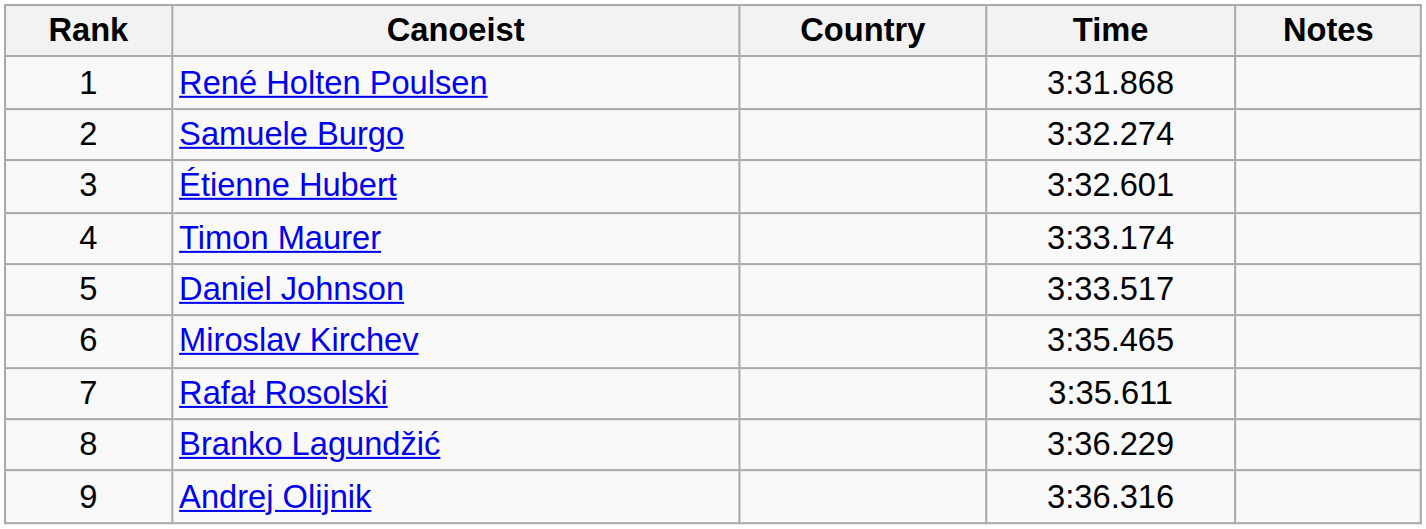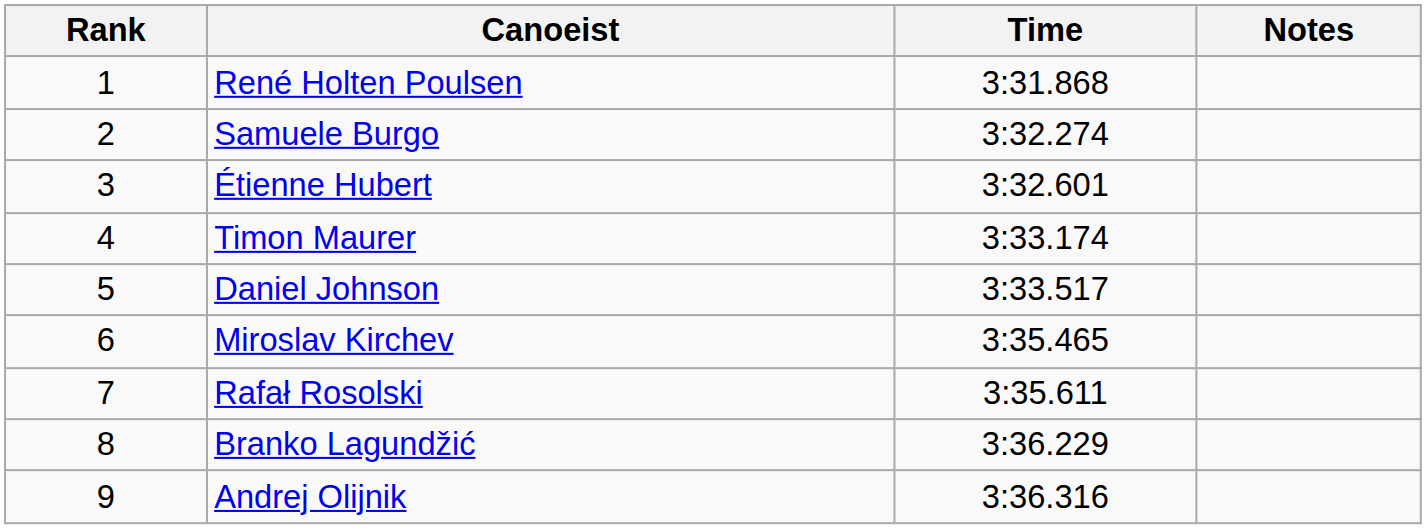- column: (863, 30)
